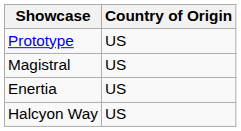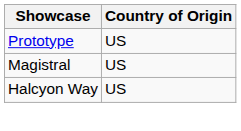- row: (32, 89)
